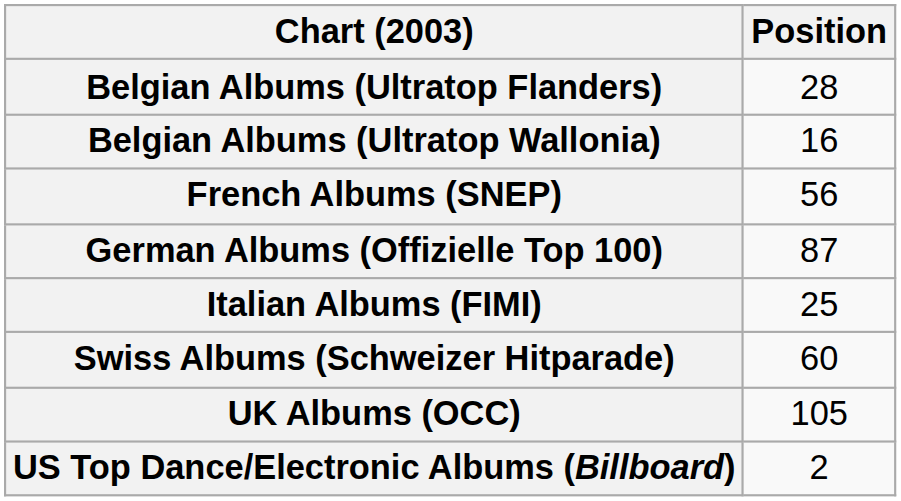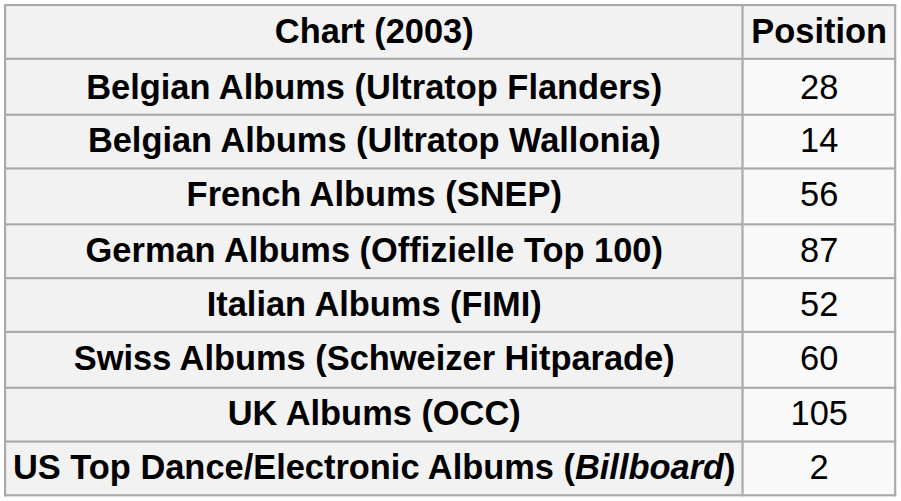(819, 140) 16 -> (819, 140) 14
(819, 304) 25 -> (819, 304) 52
